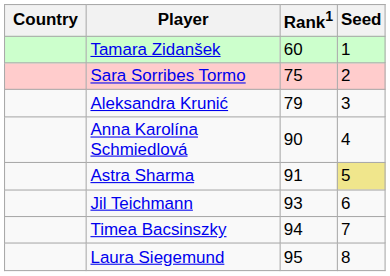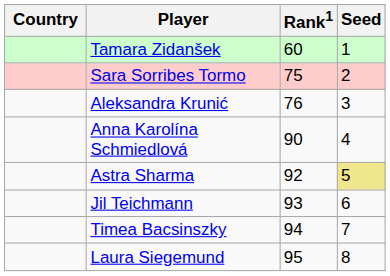(293, 103) 79 -> (293, 103) 76
(293, 176) 91 -> (293, 176) 92
